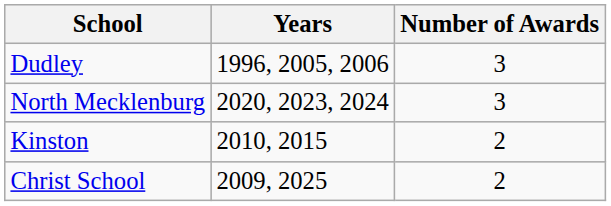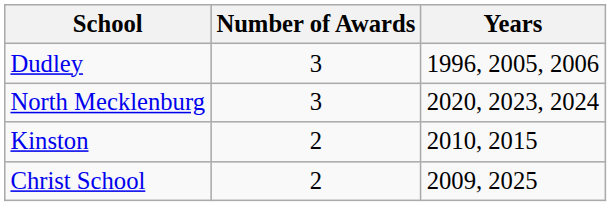columns swapped: (500, 24) <-> (303, 24)
